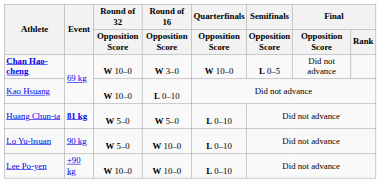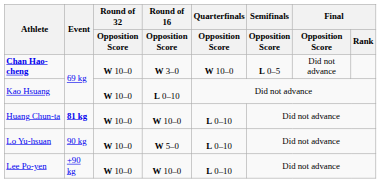(118, 121) W 5–0 -> (118, 121) W 10–0
(167, 121) W 5–0 -> (167, 121) W 10–0
(118, 146) W 5–0 -> (118, 146) W 10–0
(167, 146) W 10–0 -> (167, 146) W 5–0
